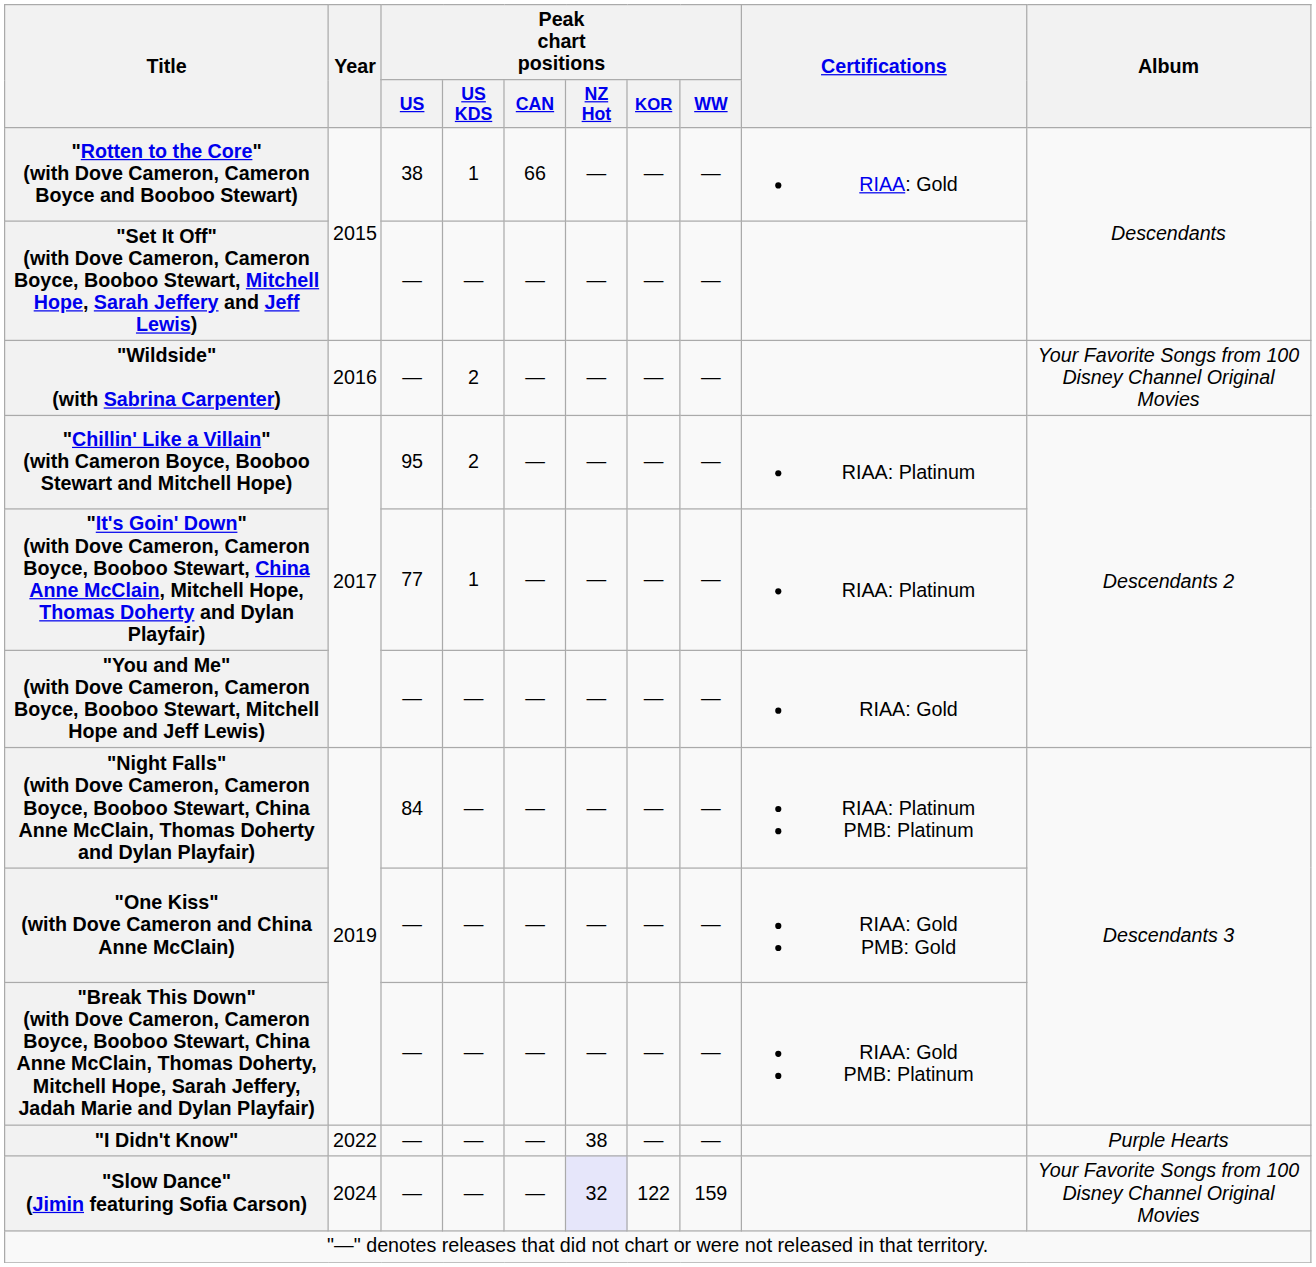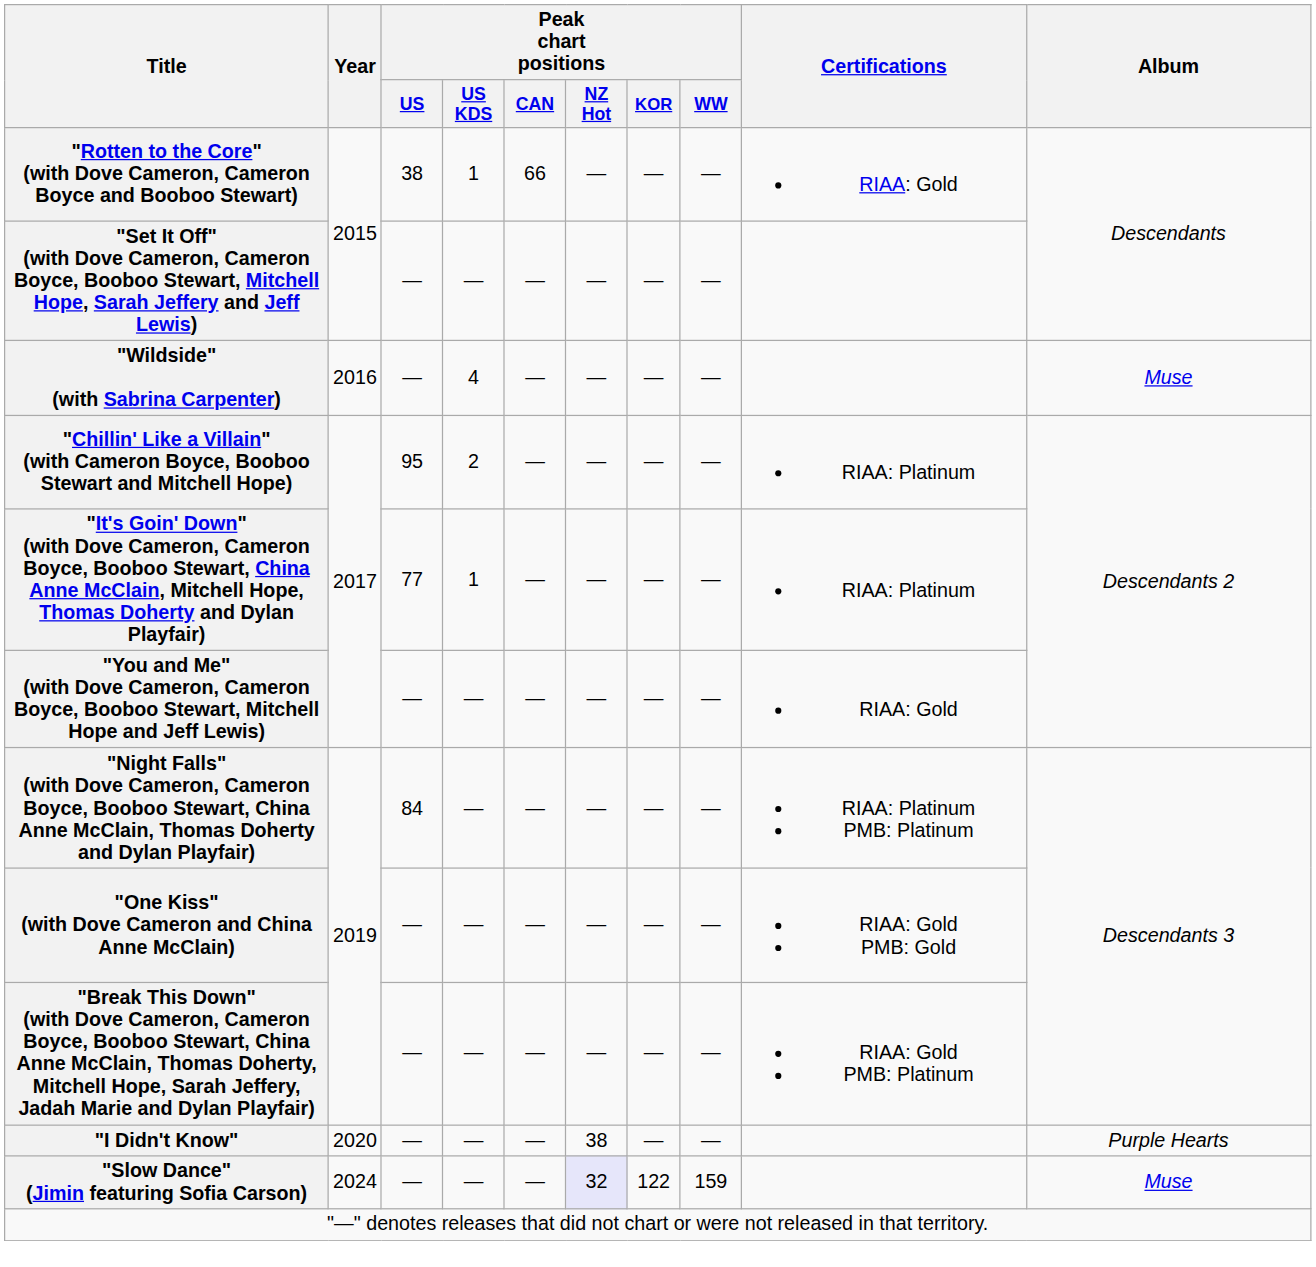(474, 377) 2 -> (474, 377) 4
(1169, 377) Your Favorite Songs from 100 Disney Channel Original Movies -> (1169, 377) Muse
(355, 1140) 2022 -> (355, 1140) 2020
(1169, 1193) Your Favorite Songs from 100 Disney Channel Original Movies -> (1169, 1182) Muse
